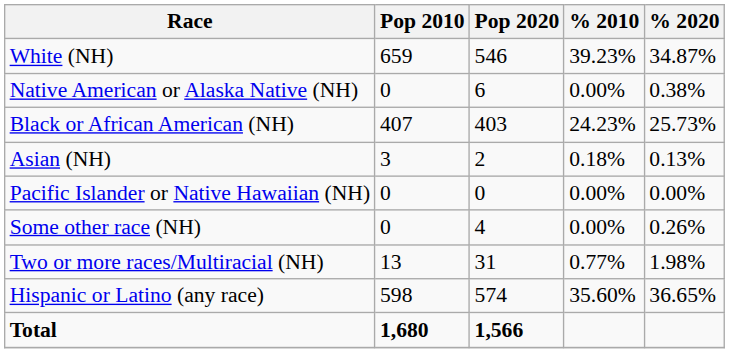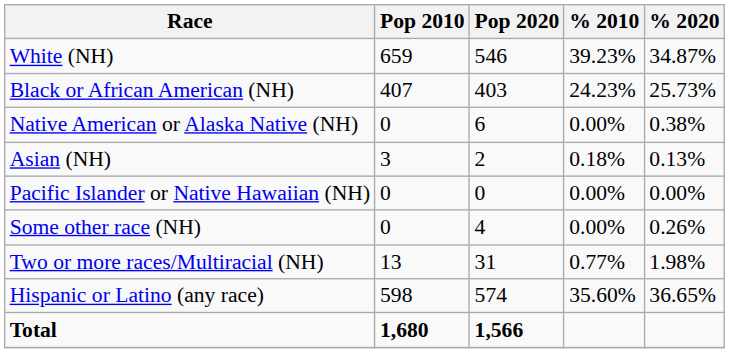rows swapped: (152, 124) <-> (184, 90)
